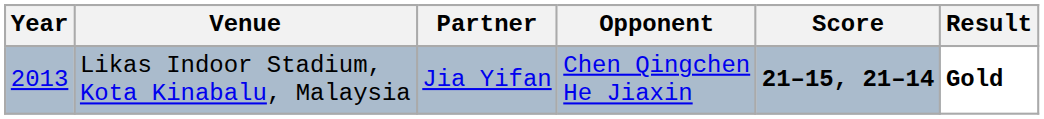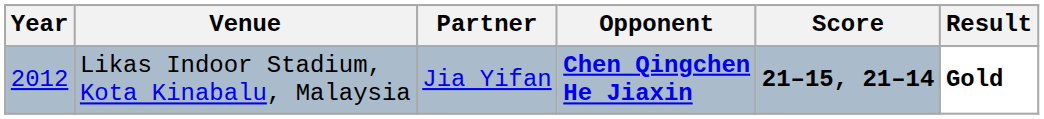(40, 80) 2013 -> (40, 80) 2012
(657, 80) normal -> (657, 80) bold
